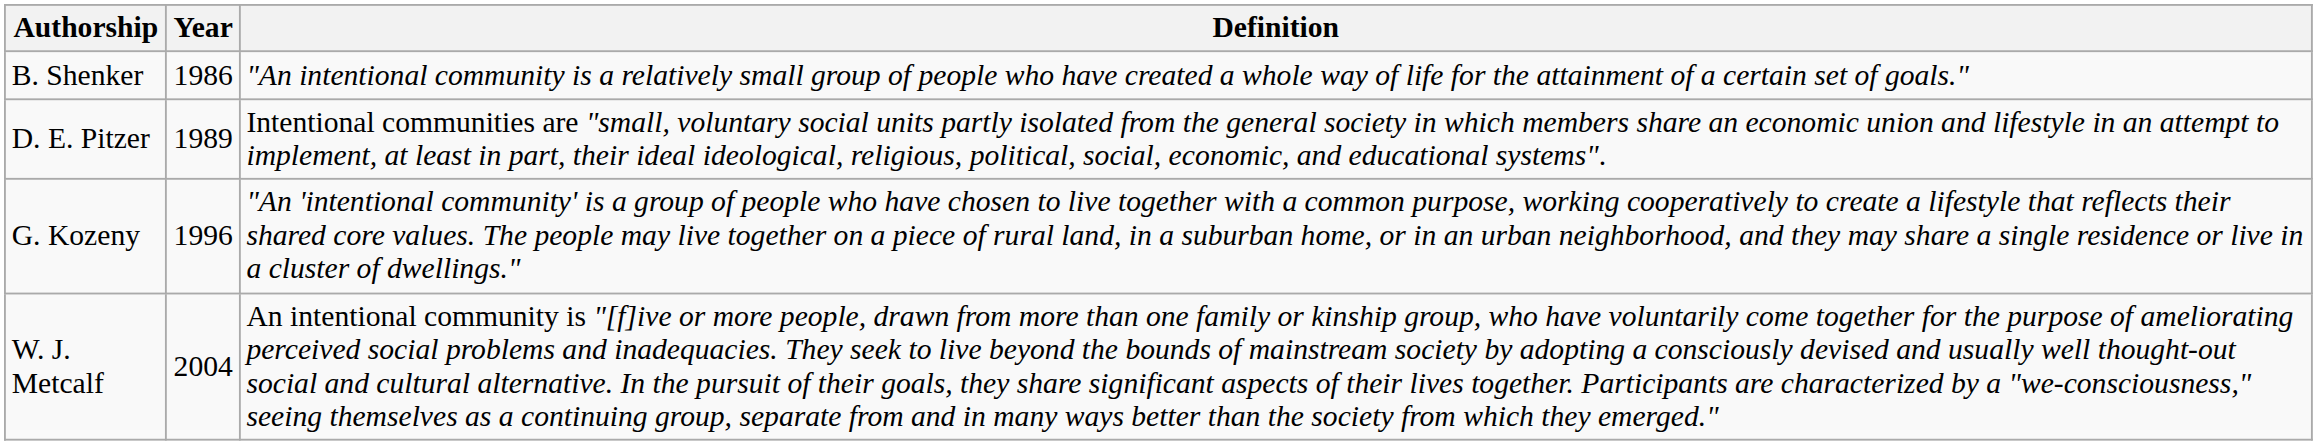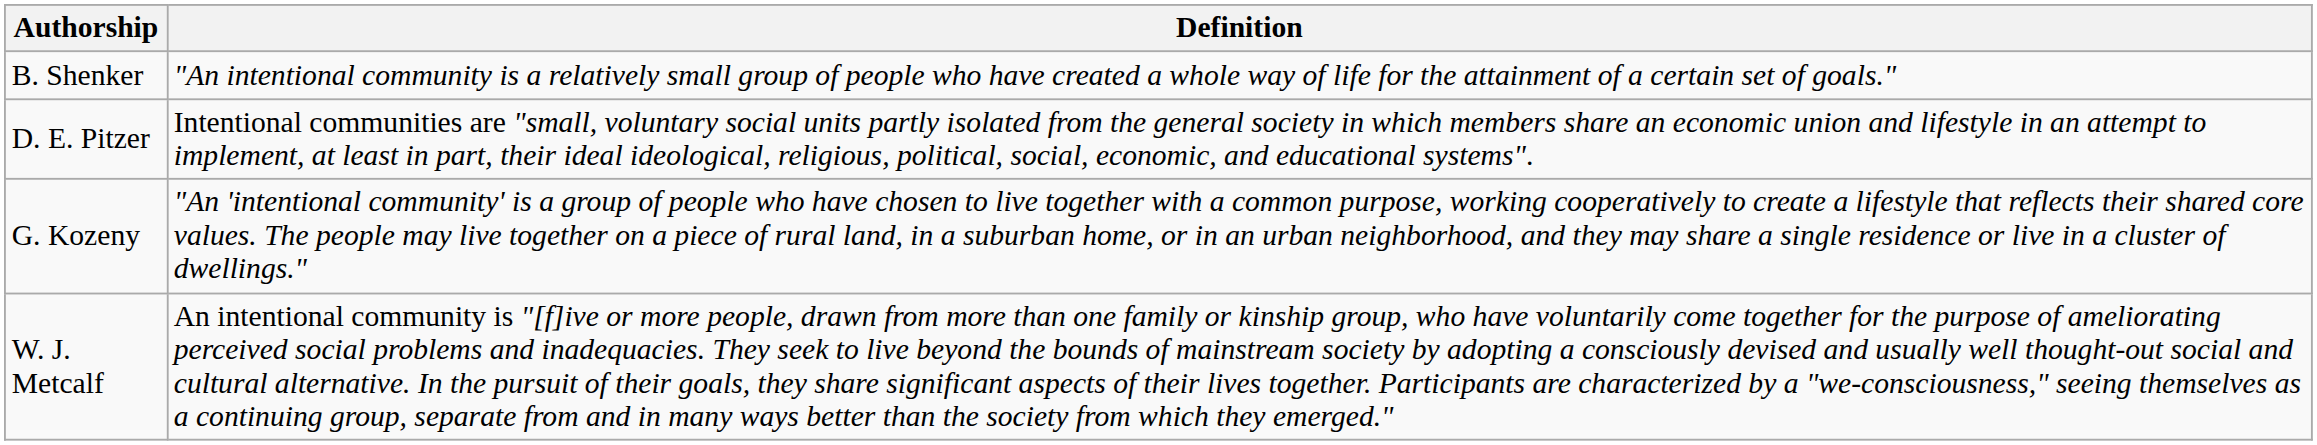- column: (203, 27)
